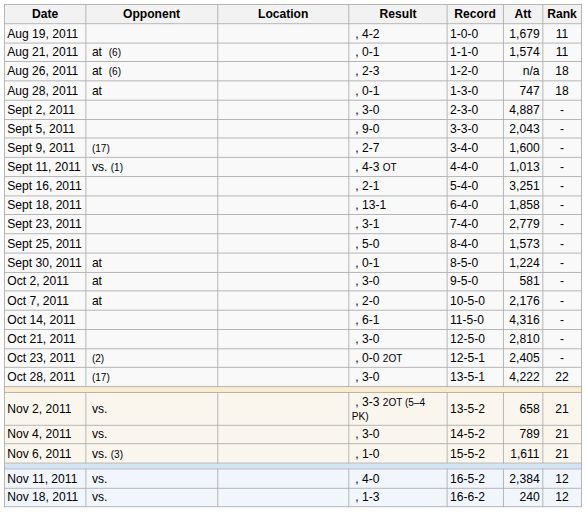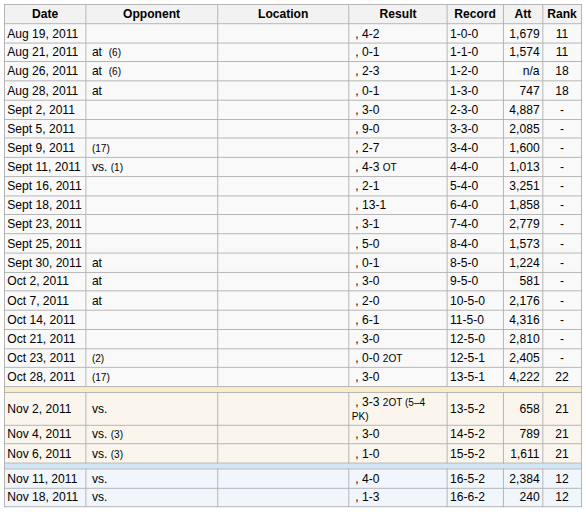(524, 129) 2,043 -> (524, 129) 2,085
(98, 435) vs. -> (106, 435) vs. (3)
